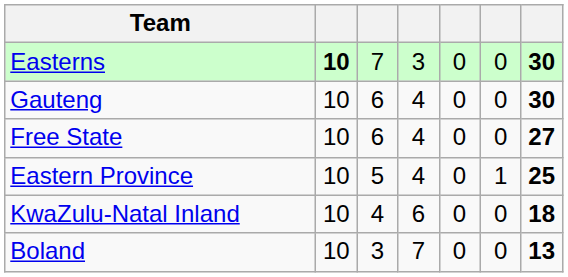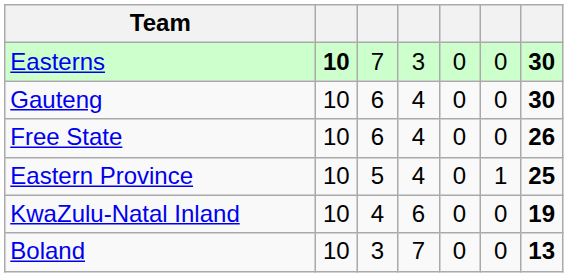(542, 137) 27 -> (542, 137) 26
(542, 213) 18 -> (542, 213) 19
